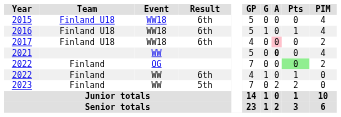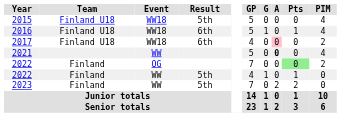(205, 20) 6th -> (205, 20) 5th
(205, 75) 6th -> (205, 75) 5th
